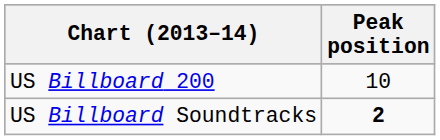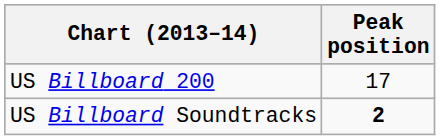(378, 82) 10 -> (378, 82) 17
